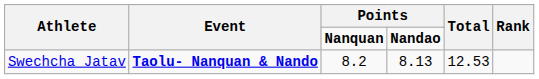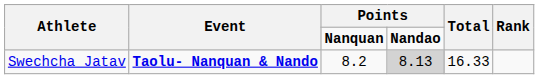(416, 62) no background -> (416, 62) lightgrey background
(469, 62) 12.53 -> (469, 62) 16.33
